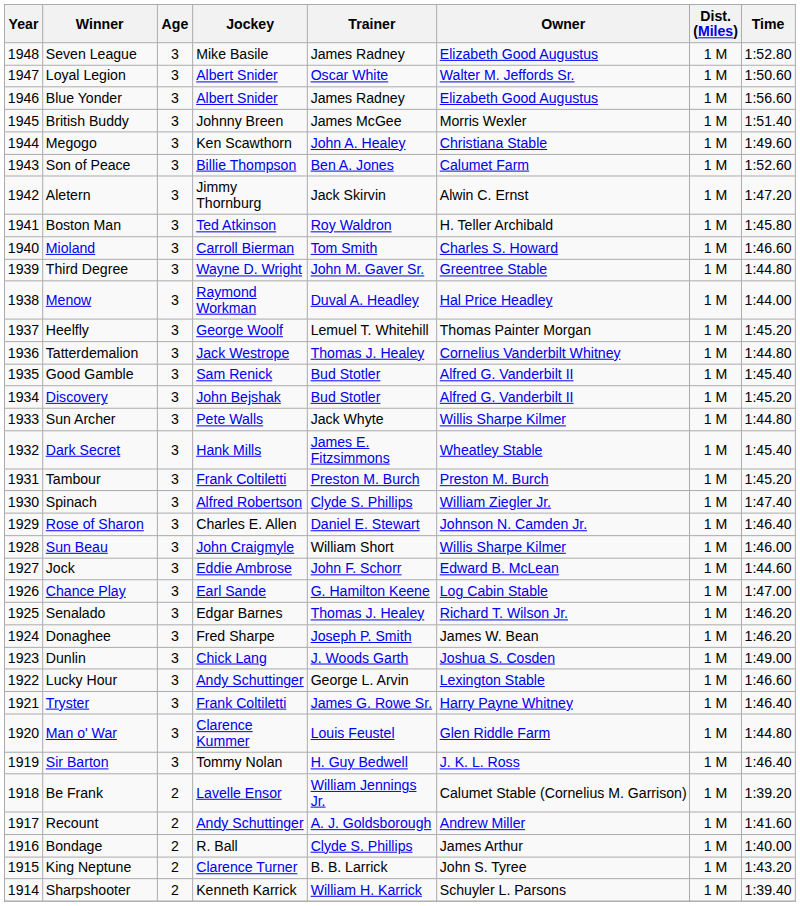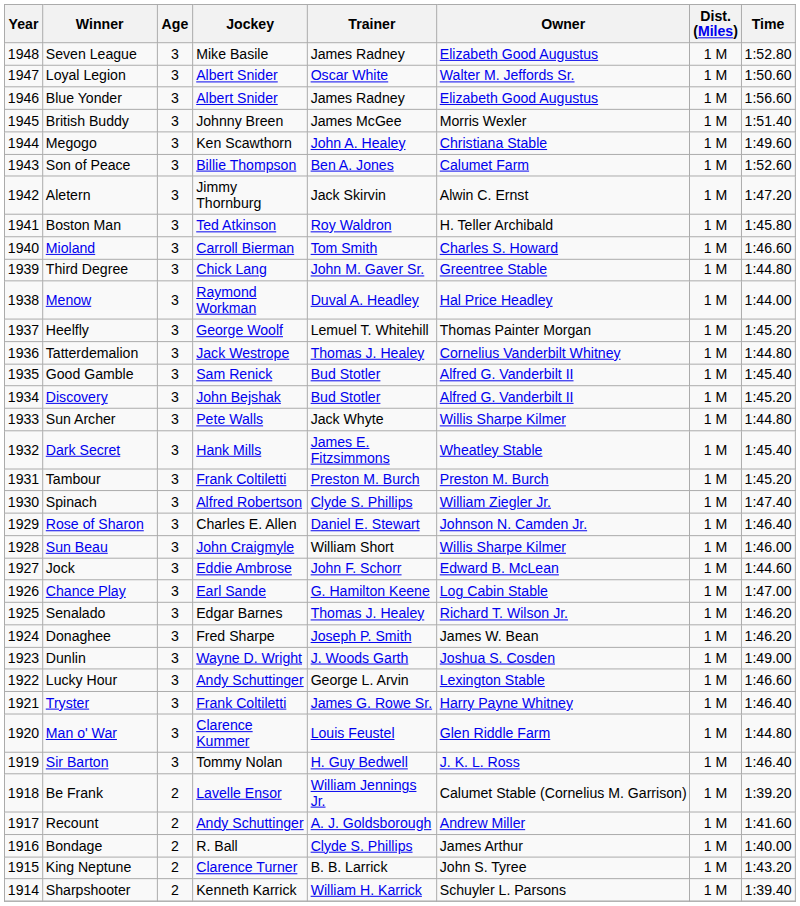(249, 270) Wayne D. Wright -> (231, 270) Chick Lang
(231, 658) Chick Lang -> (249, 658) Wayne D. Wright
